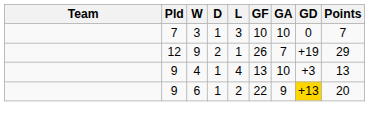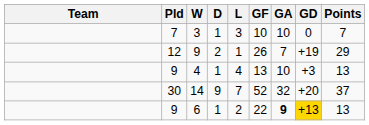+ row: (197, 91)
(283, 91) normal -> (283, 110) bold
(343, 91) 20 -> (343, 110) 13
